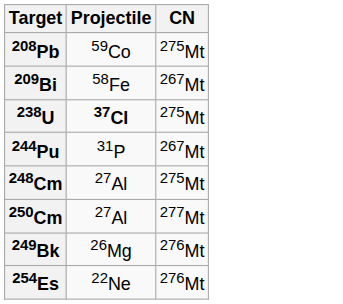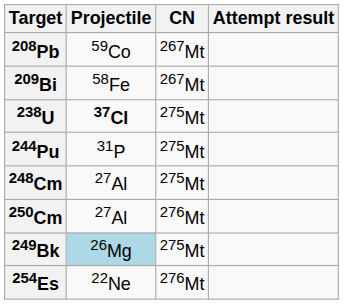+ column: (274, 18)
(182, 49) 275Mt -> (182, 49) 267Mt
(182, 149) 267Mt -> (182, 149) 275Mt
(182, 215) 277Mt -> (182, 215) 276Mt
(111, 249) no background -> (111, 249) lightblue background
(182, 249) 276Mt -> (182, 249) 275Mt
